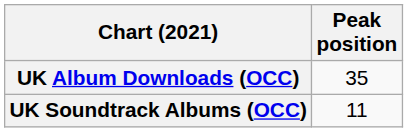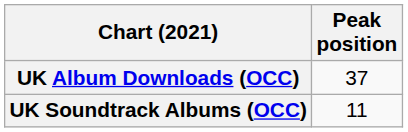(357, 77) 35 -> (357, 77) 37
